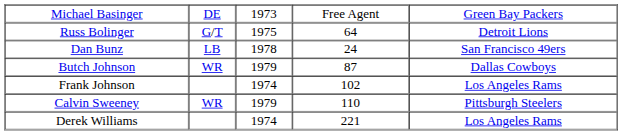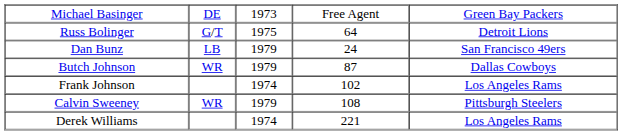(264, 49) 1978 -> (264, 49) 1979
(351, 102) 110 -> (351, 102) 108
